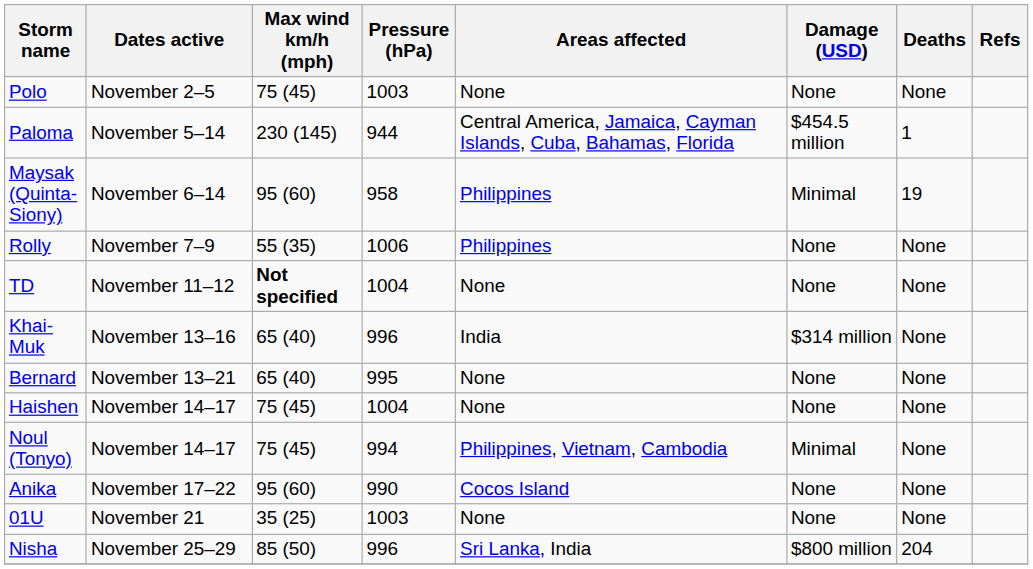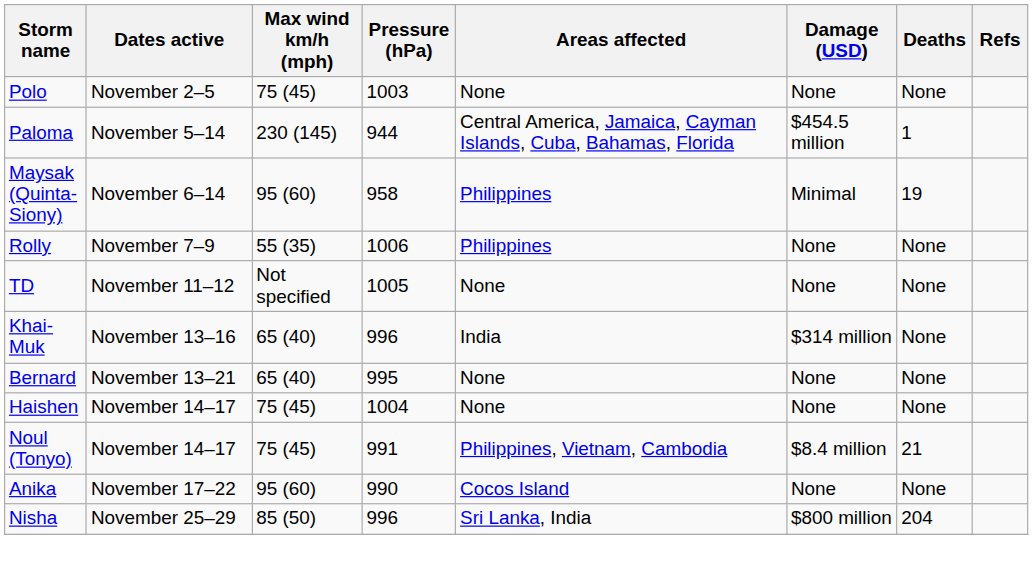(297, 286) bold -> (294, 286) normal
(388, 286) 1004 -> (388, 286) 1005
(382, 448) 994 -> (382, 448) 991
(823, 448) Minimal -> (839, 448) $8.4 million
(924, 448) None -> (912, 448) 21
- row: (26, 518)
